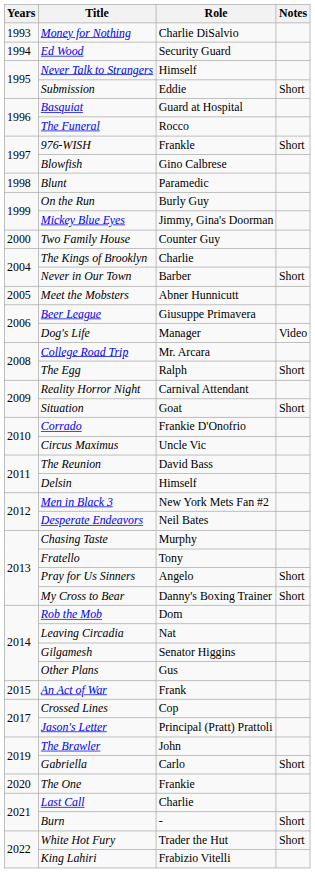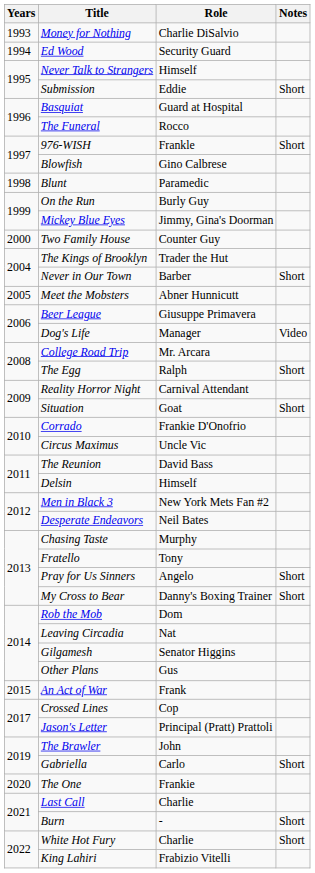(176, 257) Charlie -> (193, 257) Trader the Hut
(193, 840) Trader the Hut -> (176, 840) Charlie
